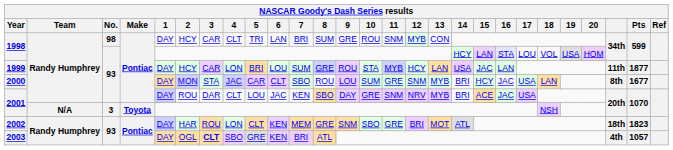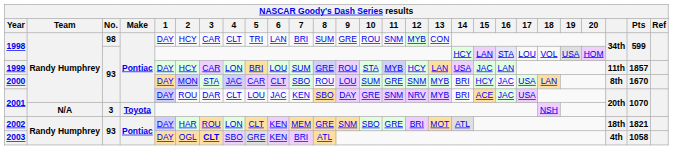(639, 68) 1877 -> (639, 68) 1857
(639, 82) 1677 -> (639, 82) 1670
(639, 124) 1823 -> (639, 124) 1821
(639, 138) 1057 -> (639, 138) 1058
